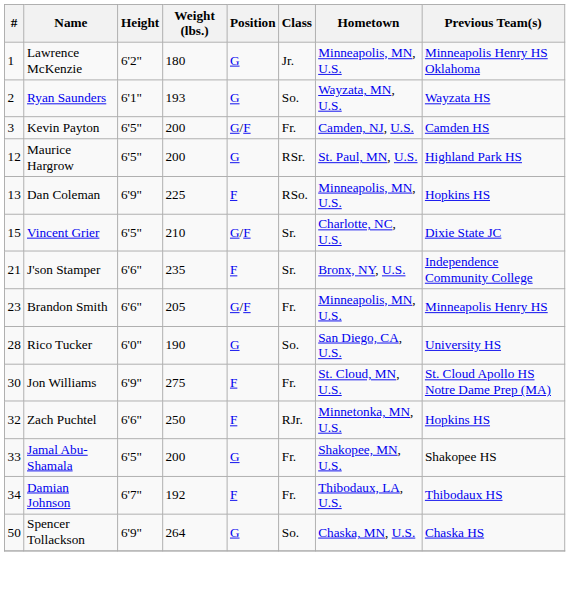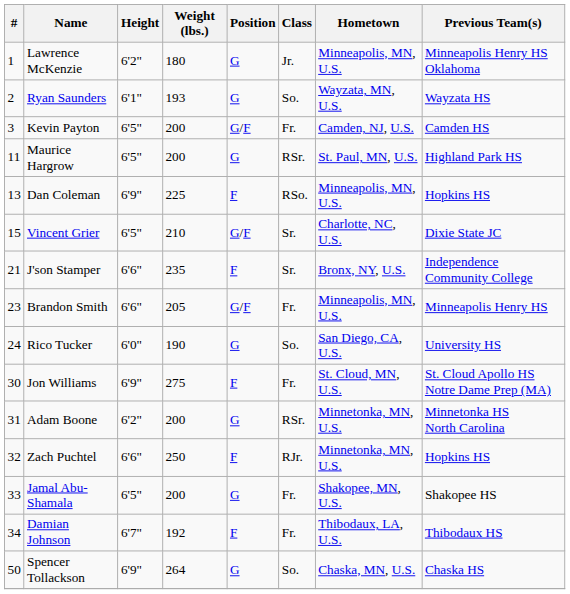(14, 157) 12 -> (14, 157) 11
(14, 345) 28 -> (14, 345) 24
+ row: (62, 420)
